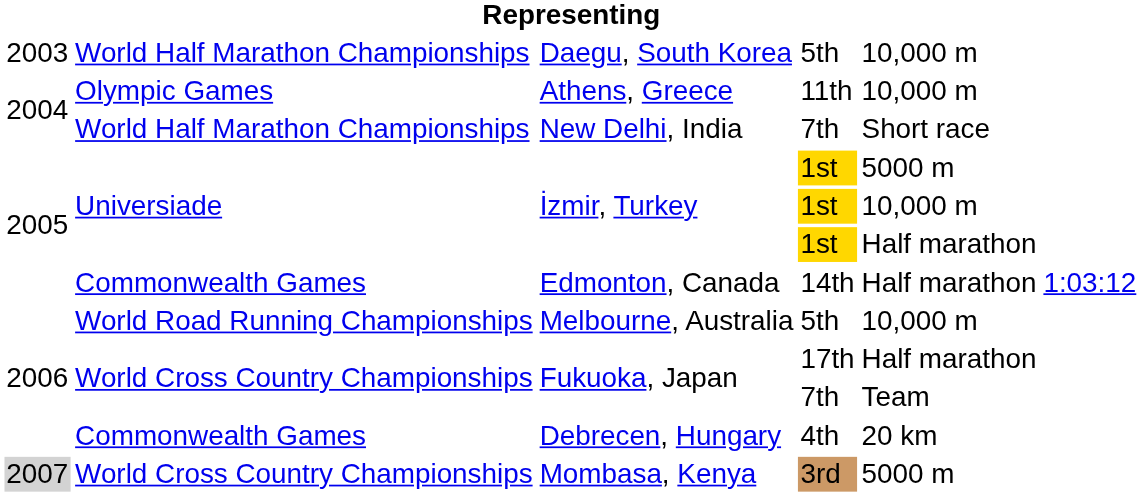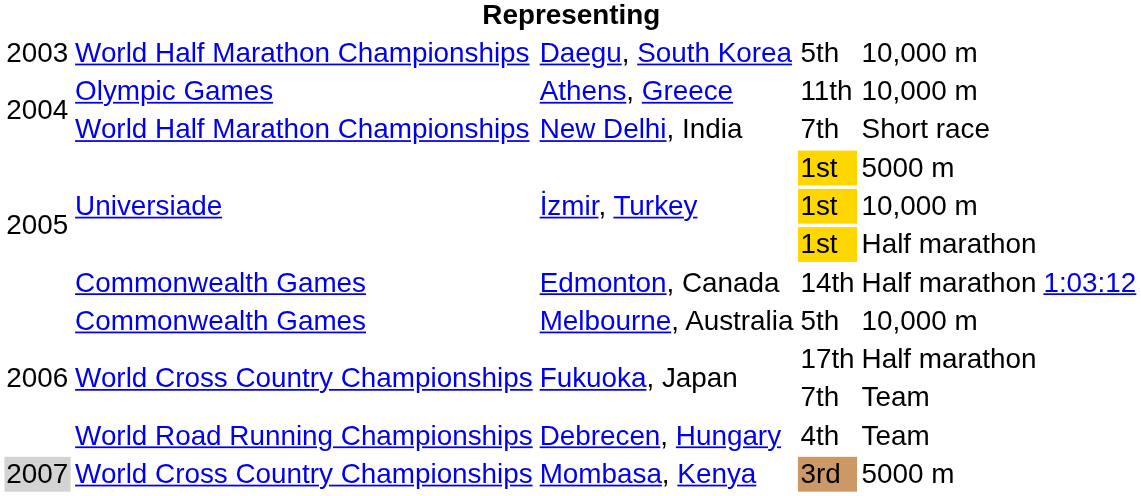(304, 320) World Road Running Championships -> (221, 320) Commonwealth Games
(221, 435) Commonwealth Games -> (304, 435) World Road Running Championships
(899, 435) 20 km -> (896, 435) Team
